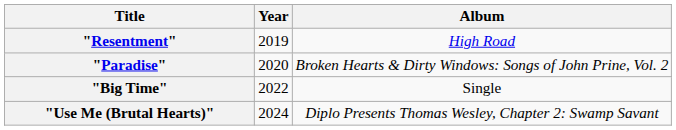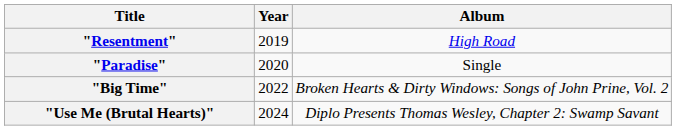(482, 64) Broken Hearts & Dirty Windows: Songs of John Prine, Vol. 2 -> (482, 64) Single
(482, 88) Single -> (482, 88) Broken Hearts & Dirty Windows: Songs of John Prine, Vol. 2
